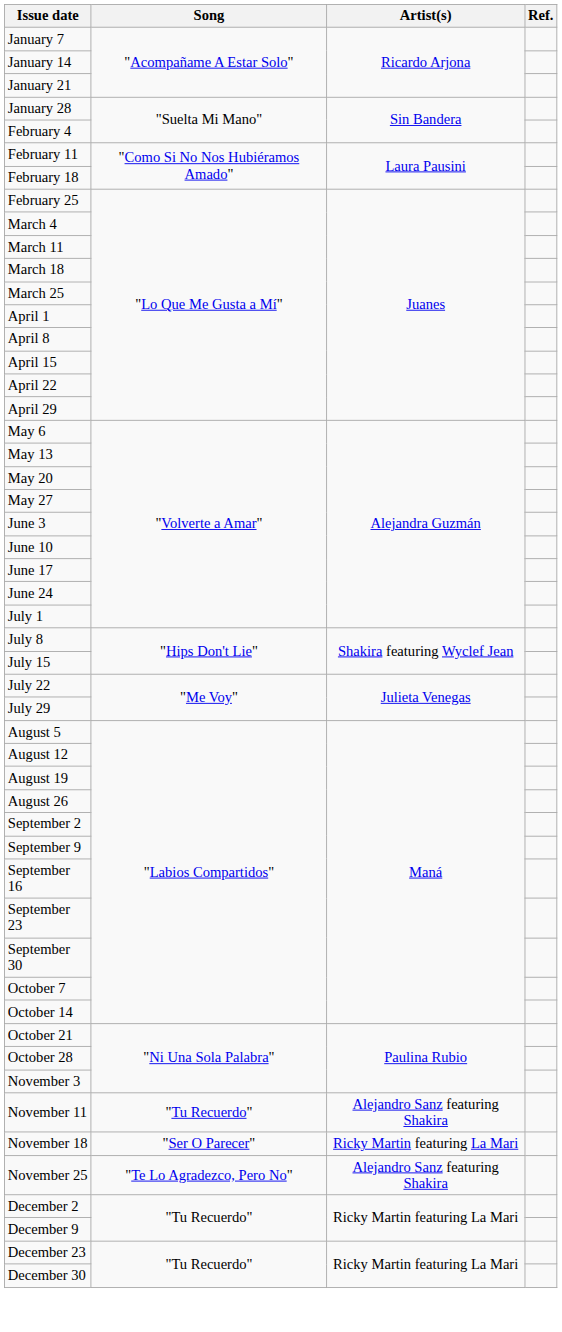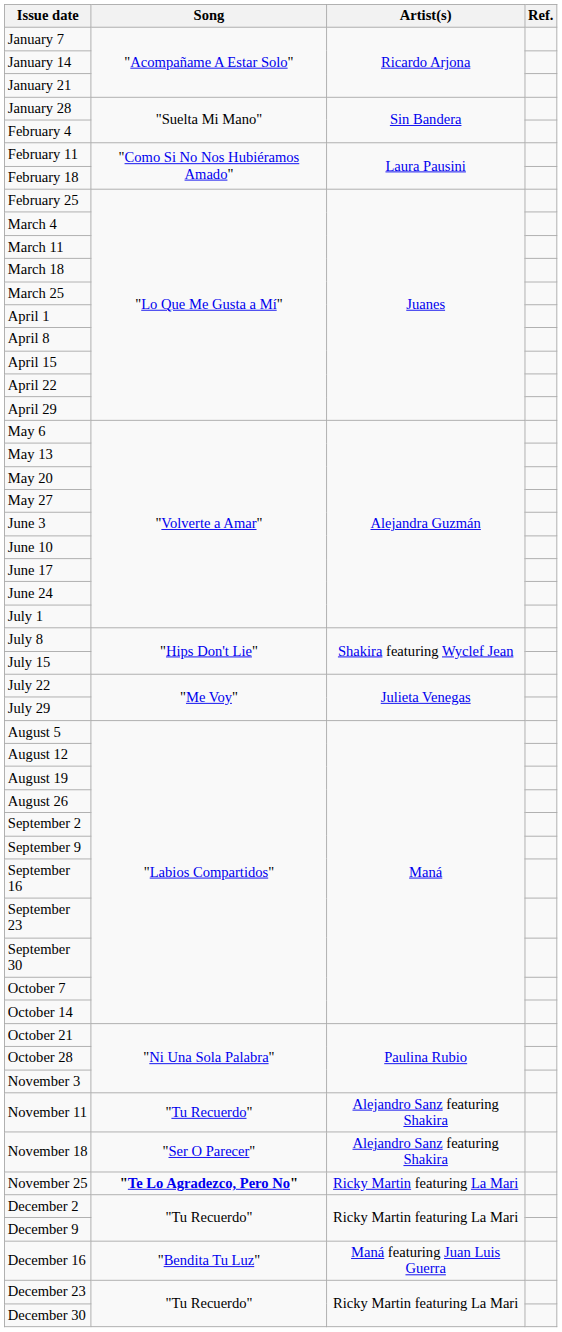(426, 1143) Ricky Martin featuring La Mari -> (426, 1151) Alejandro Sanz featuring Shakira
(209, 1175) normal -> (209, 1183) bold
(426, 1175) Alejandro Sanz featuring Shakira -> (426, 1183) Ricky Martin featuring La Mari
+ row: (47, 1260)
